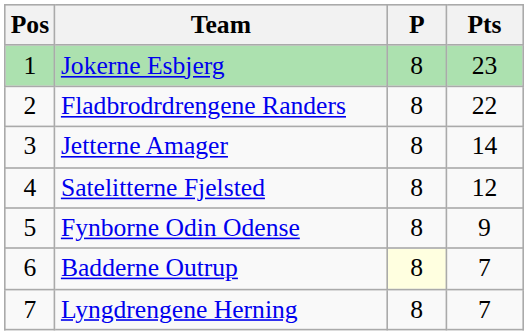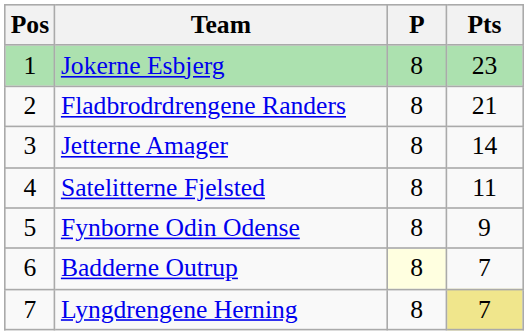(485, 106) 22 -> (485, 106) 21
(485, 187) 12 -> (485, 187) 11
(484, 308) no background -> (484, 308) khaki background
